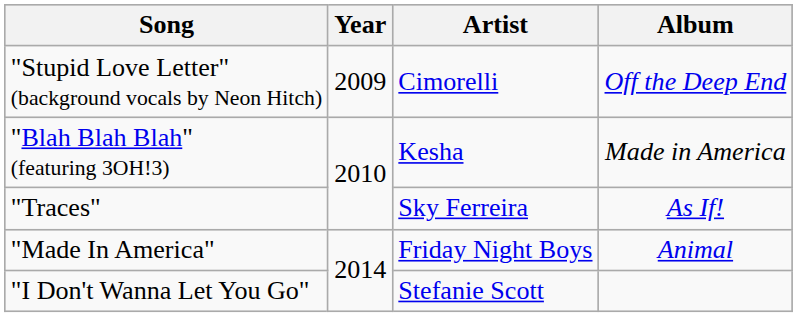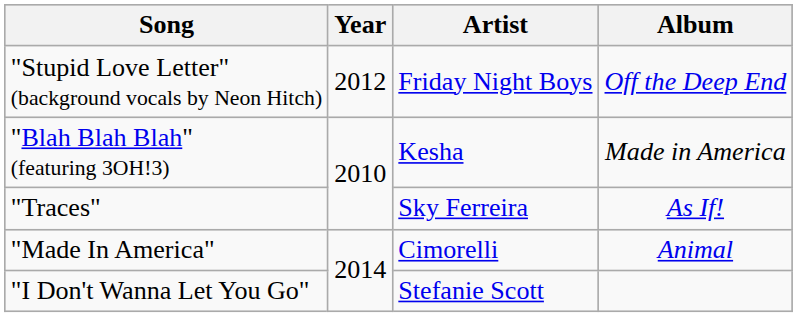(360, 81) 2009 -> (360, 81) 2012
(448, 81) Cimorelli -> (495, 81) Friday Night Boys
(495, 249) Friday Night Boys -> (448, 249) Cimorelli
